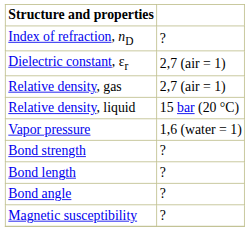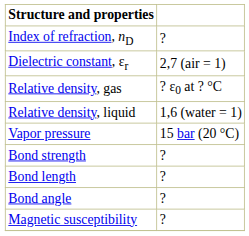(193, 86) 2,7 (air = 1) -> (191, 88) ? ε0 at ? °C
(199, 108) 15 bar (20 °C) -> (201, 112) 1,6 (water = 1)
(201, 129) 1,6 (water = 1) -> (199, 133) 15 bar (20 °C)
